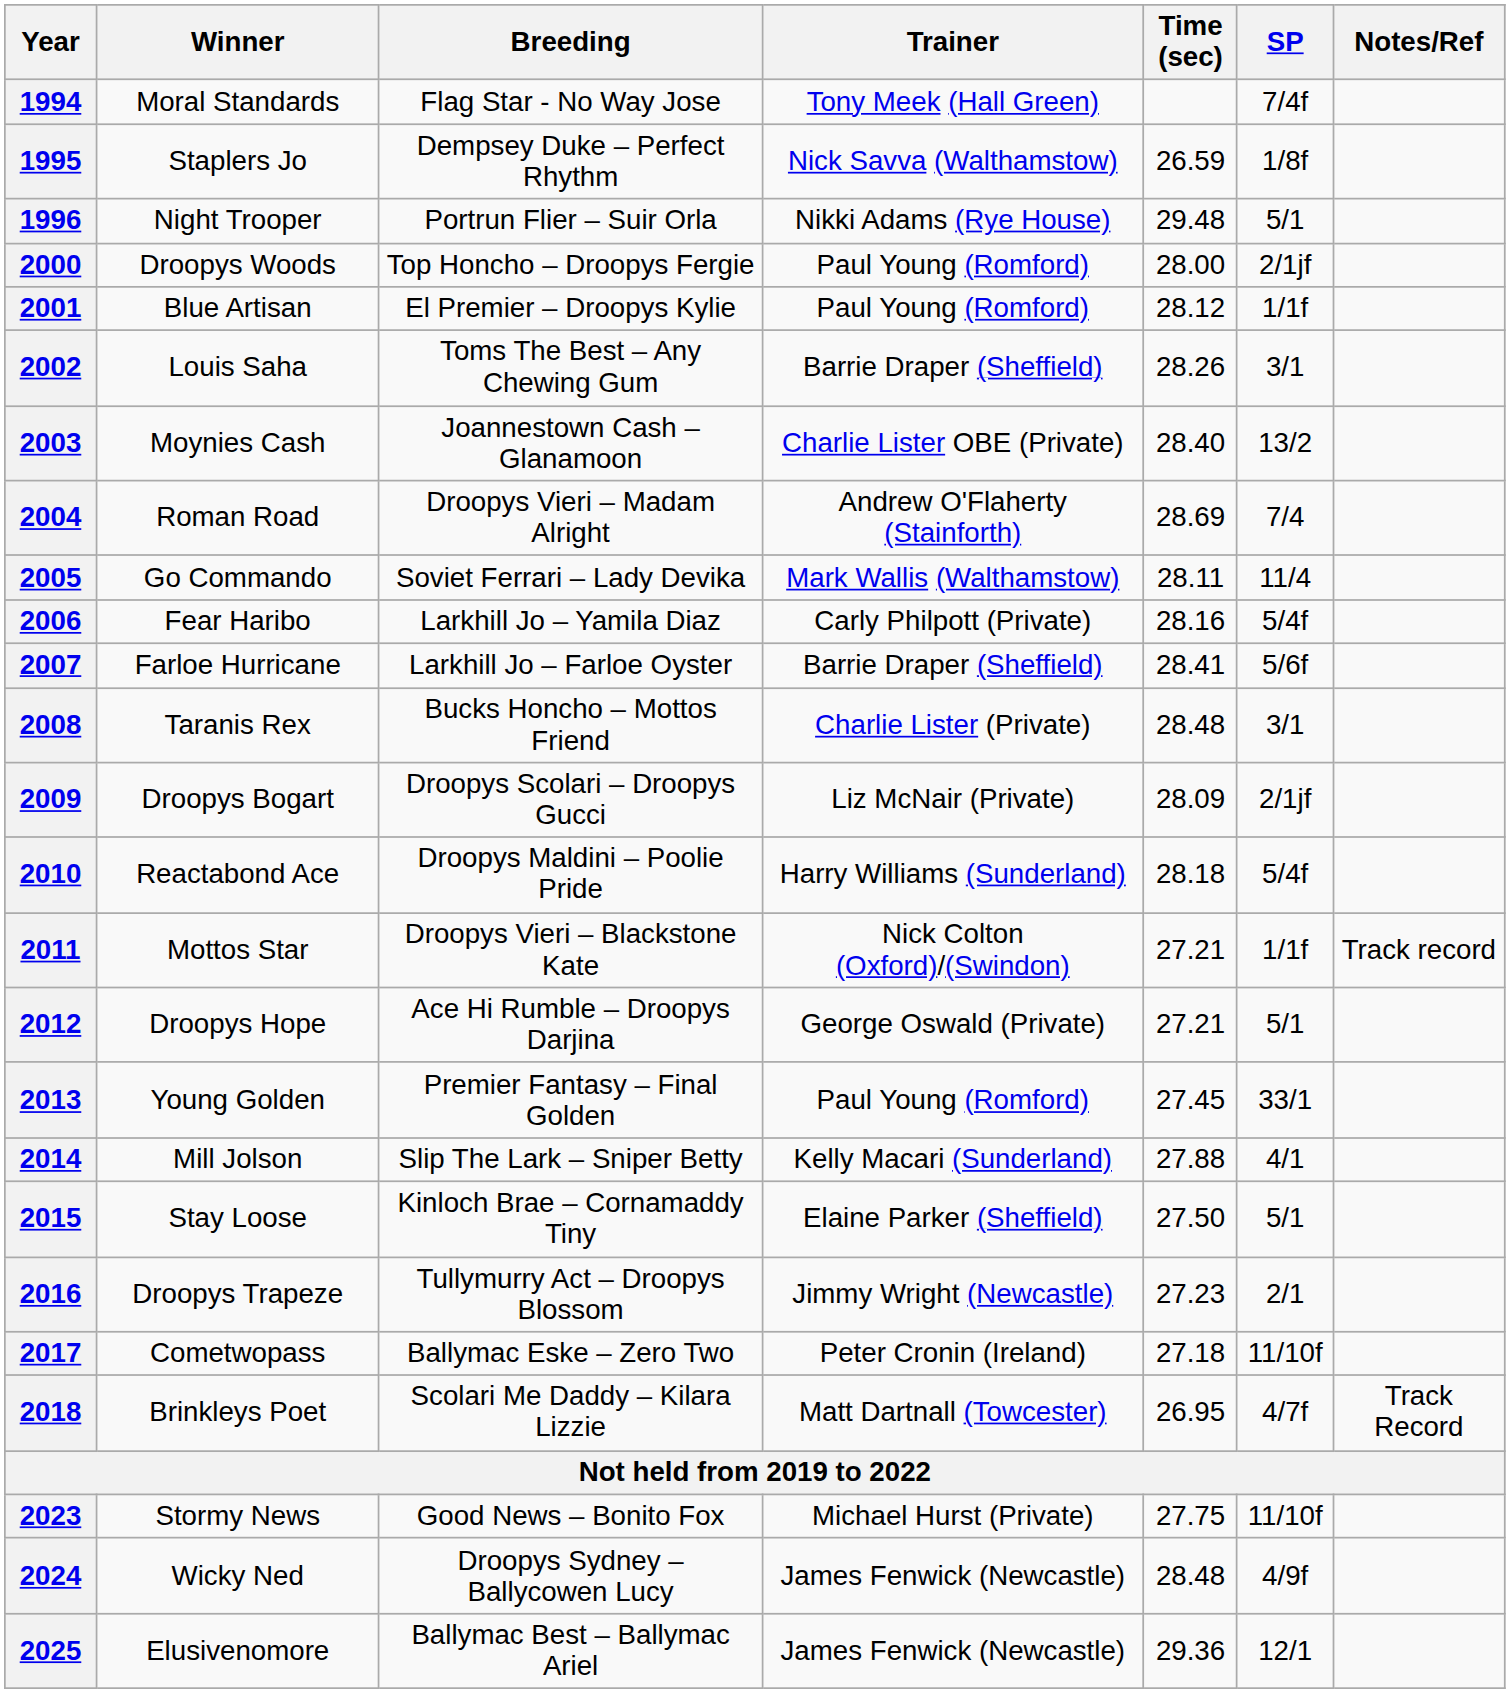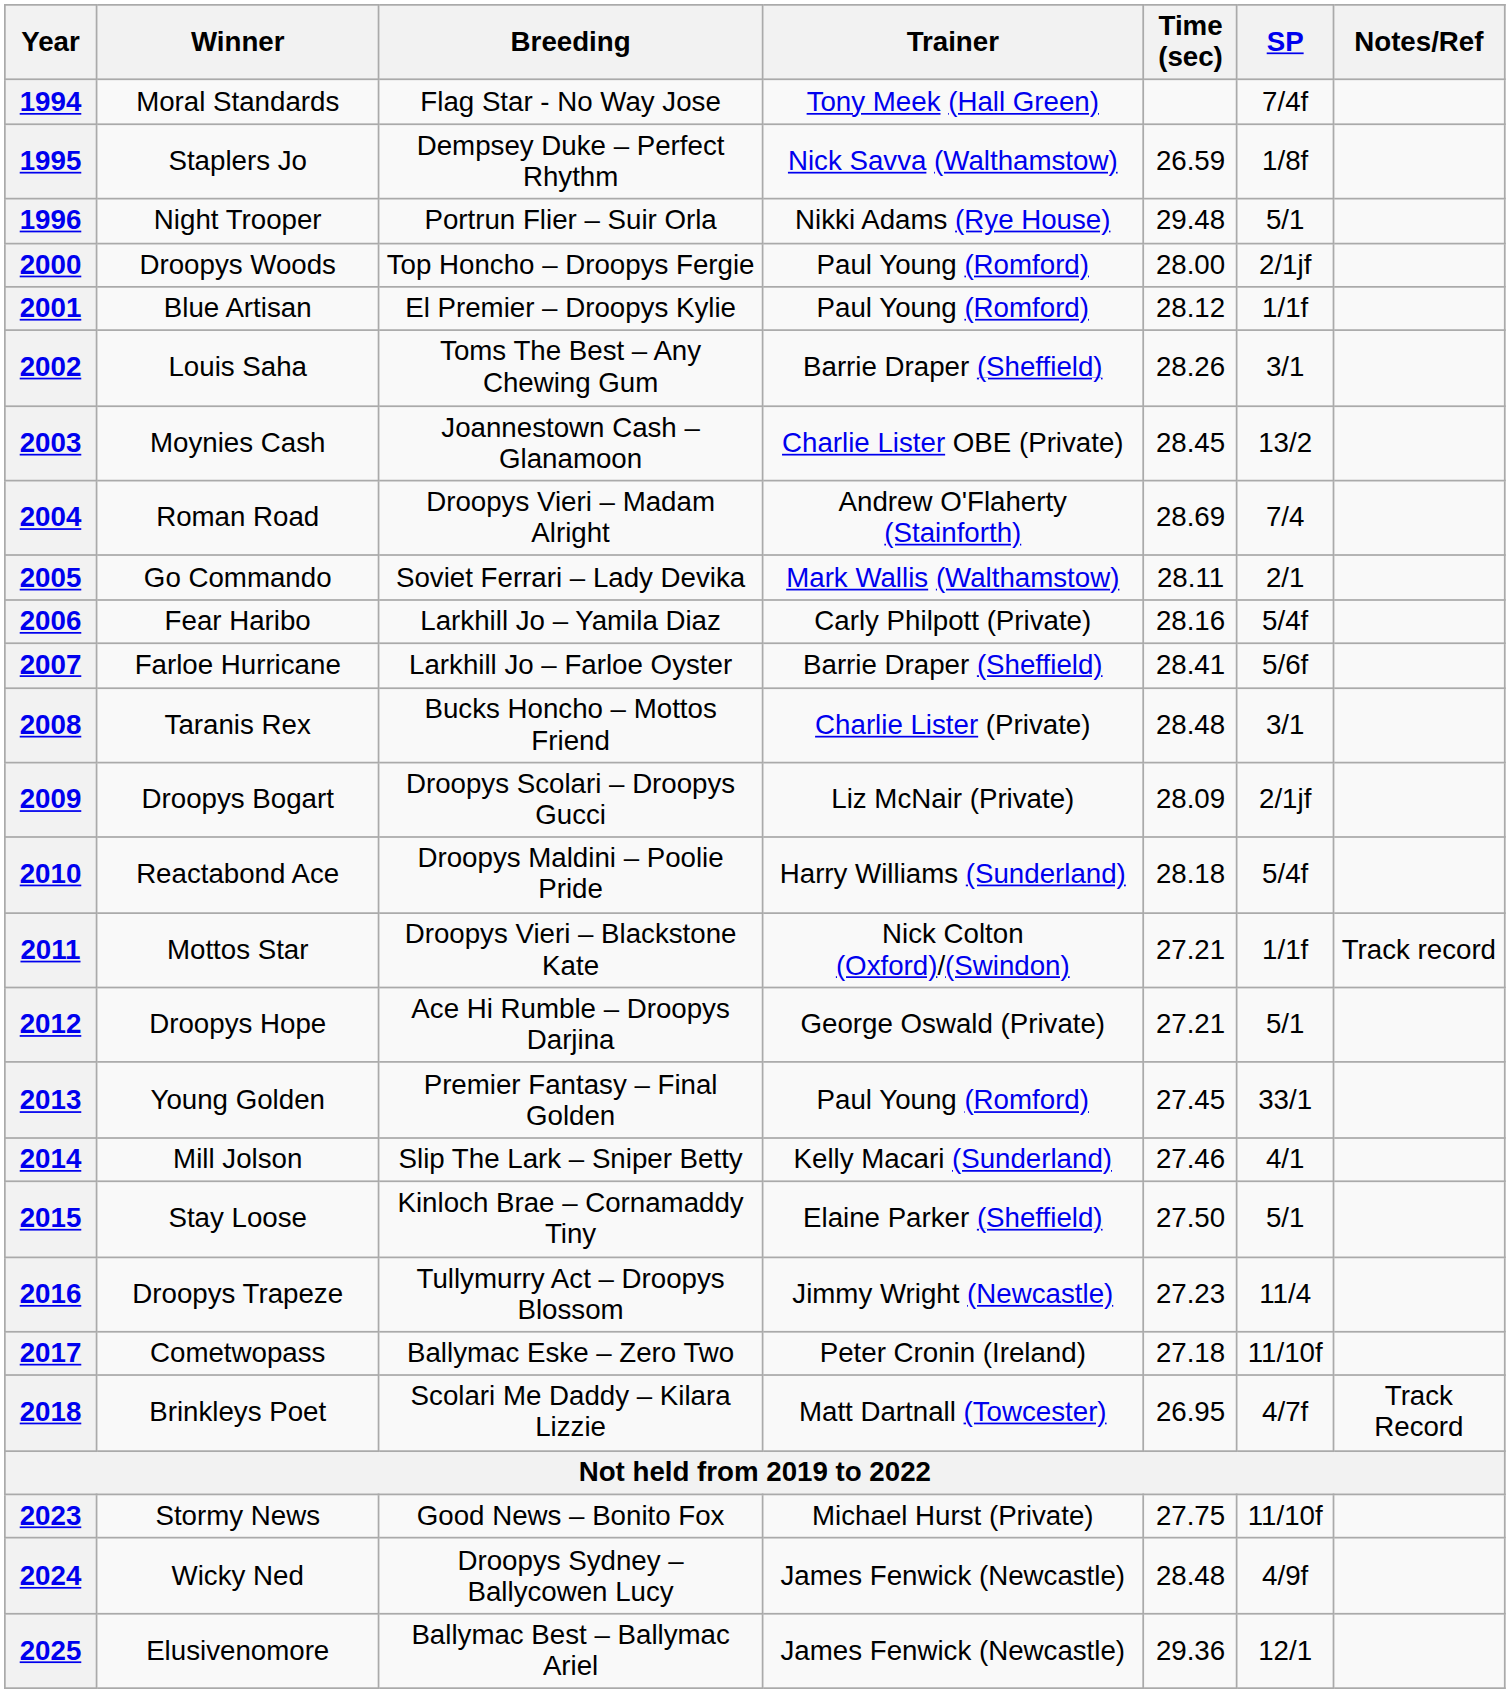(1191, 442) 28.40 -> (1191, 442) 28.45
(1285, 577) 11/4 -> (1285, 577) 2/1
(1191, 1159) 27.88 -> (1191, 1159) 27.46
(1285, 1293) 2/1 -> (1285, 1293) 11/4
